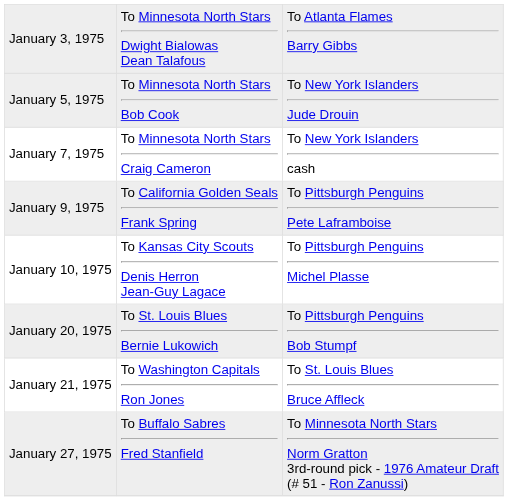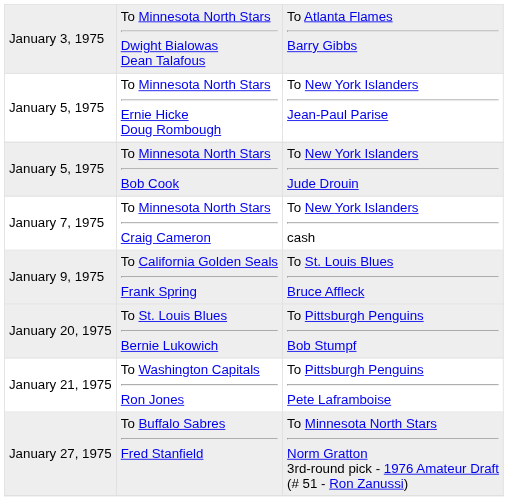+ row: (199, 107)
(393, 208) To Pittsburgh Penguins Pete Laframboise -> (393, 277) To St. Louis Blues Bruce Affleck
- row: (199, 269)
(393, 385) To St. Louis Blues Bruce Affleck -> (393, 385) To Pittsburgh Penguins Pete Laframboise
